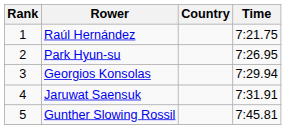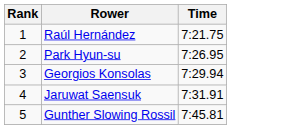- column: (205, 14)
